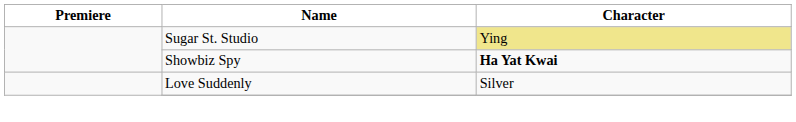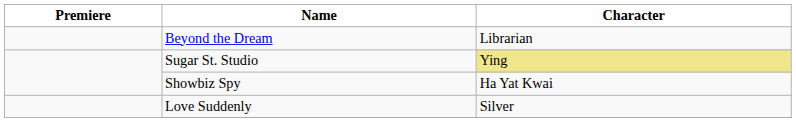+ row: (219, 38)
(519, 60) bold -> (516, 83) normal
